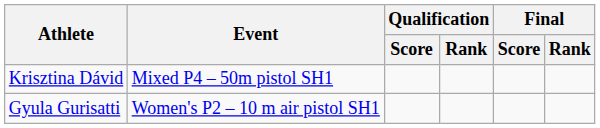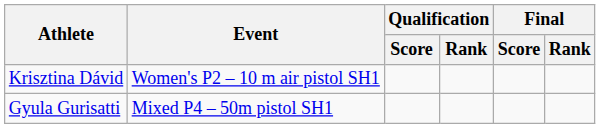(232, 79) Mixed P4 – 50m pistol SH1 -> (256, 79) Women's P2 – 10 m air pistol SH1
(256, 108) Women's P2 – 10 m air pistol SH1 -> (232, 108) Mixed P4 – 50m pistol SH1
